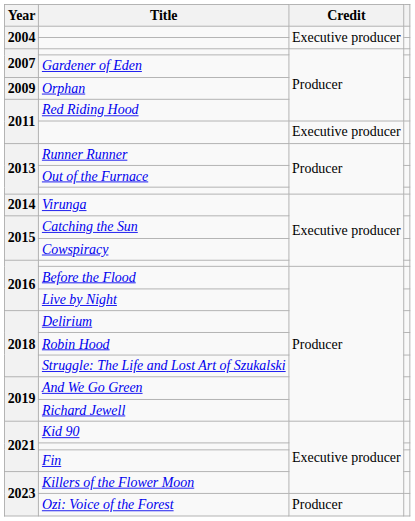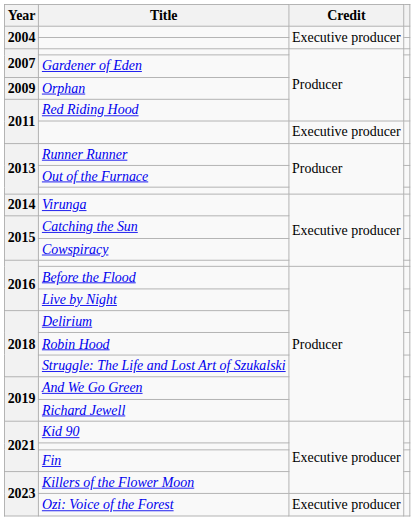(317, 504) Producer -> (346, 504) Executive producer
